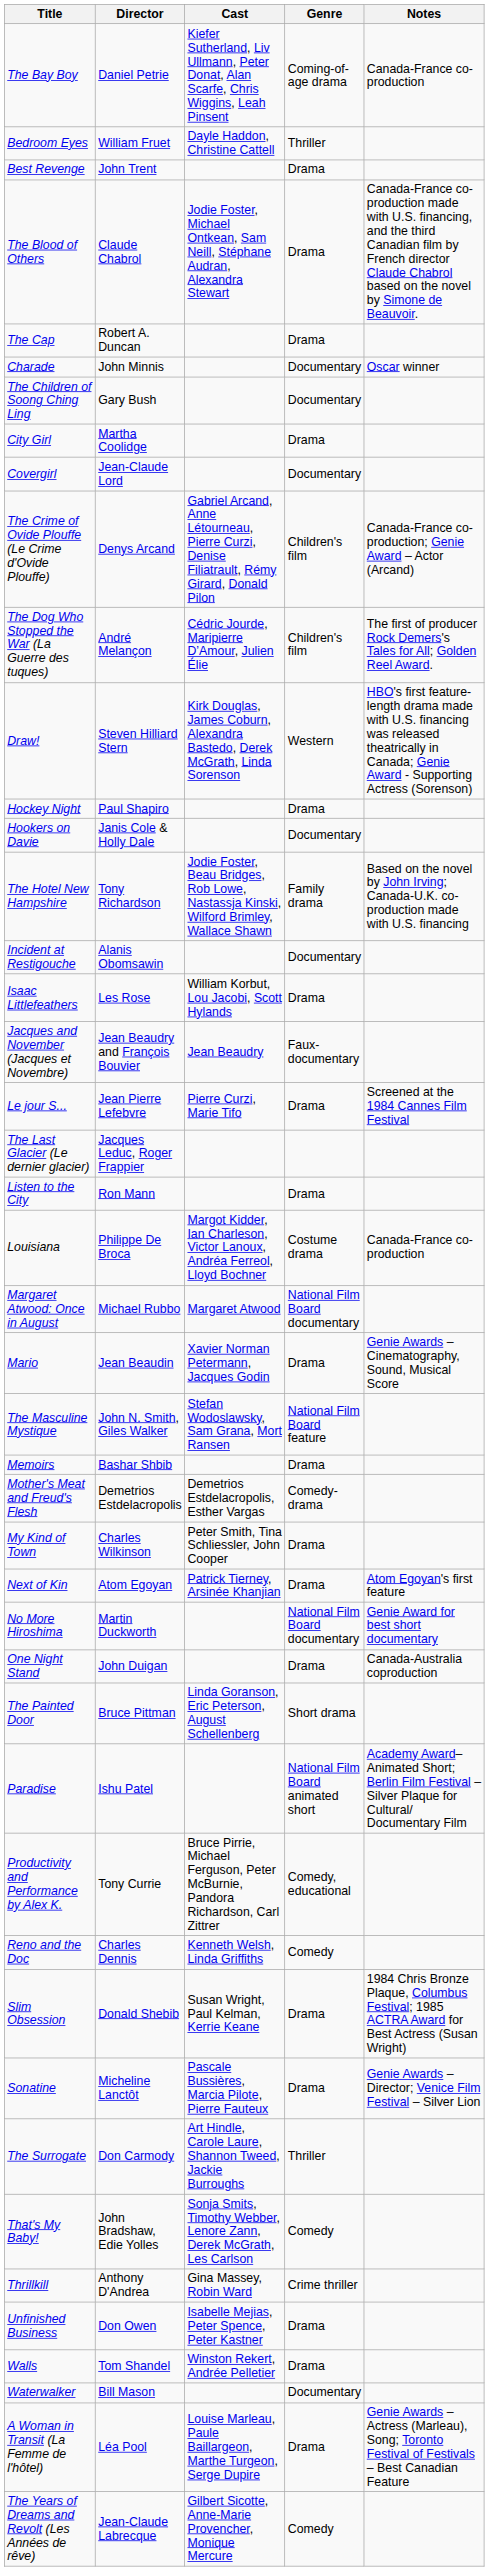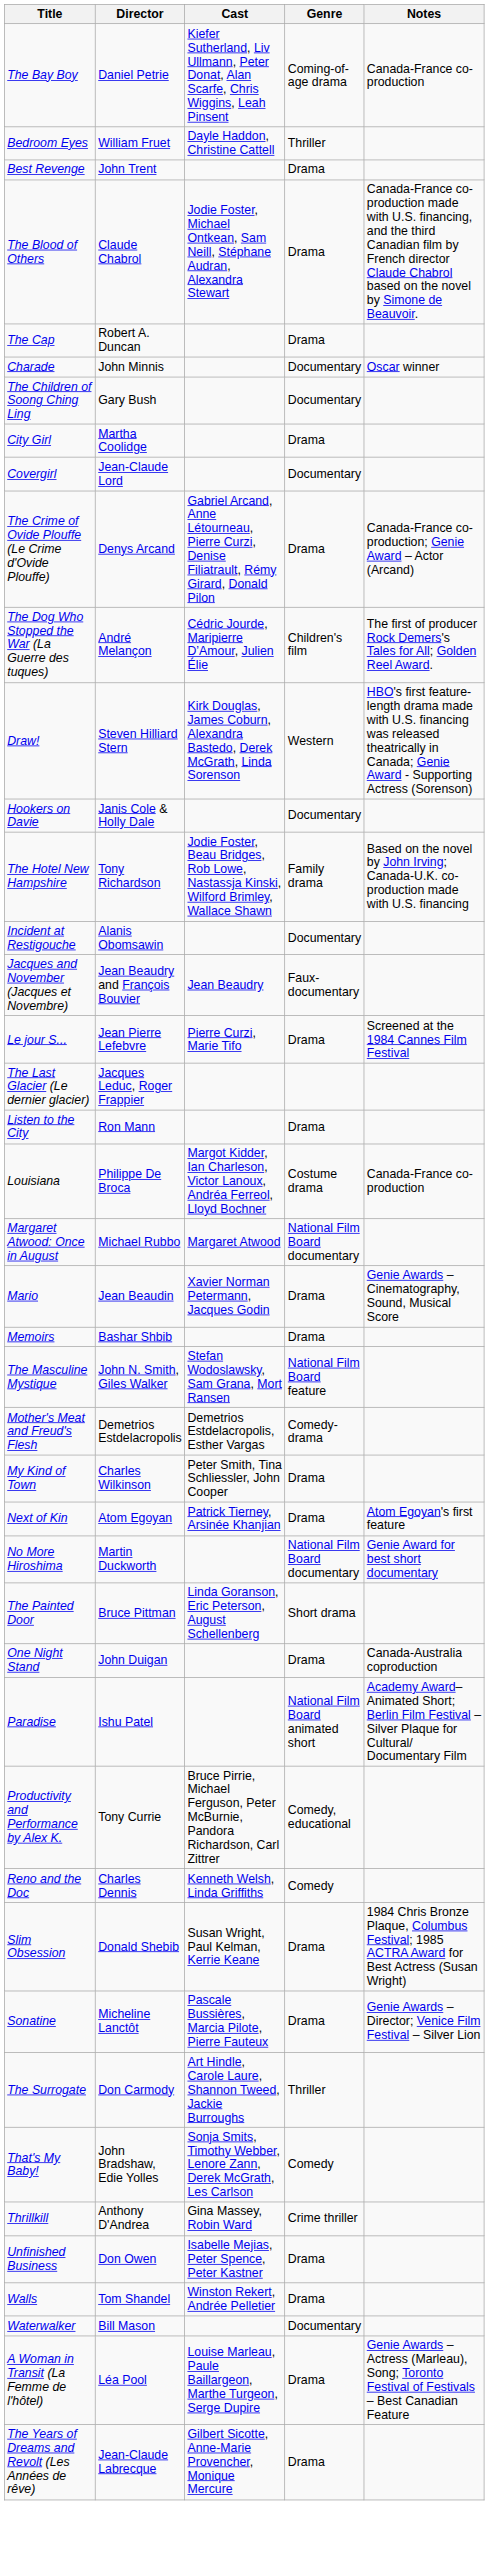(315, 549) Children's film -> (306, 549) Drama
- row: (44, 808)
- row: (42, 997)
rows swapped: (47, 1424) <-> (31, 1464)
rows swapped: (35, 1666) <-> (40, 1713)
(311, 2528) Comedy -> (306, 2462) Drama
